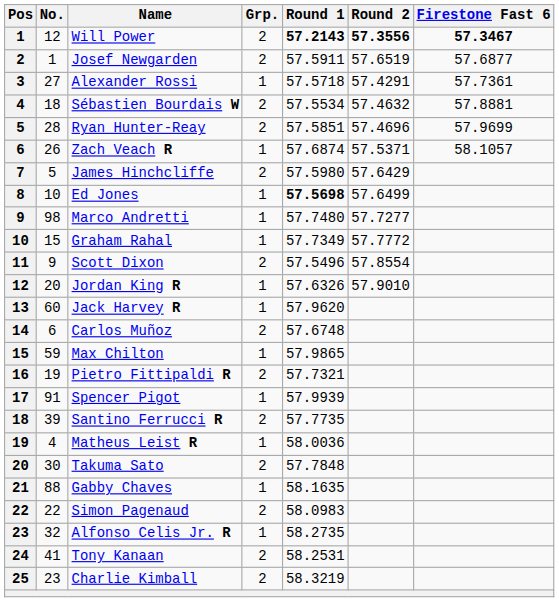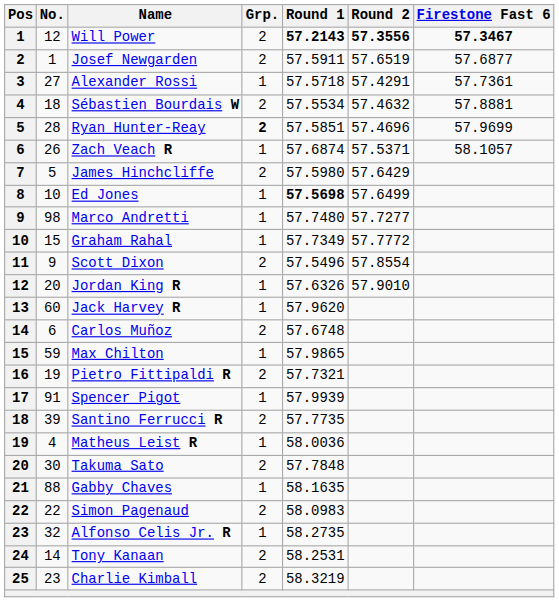(262, 129) normal -> (262, 129) bold
(52, 557) 41 -> (52, 557) 14
